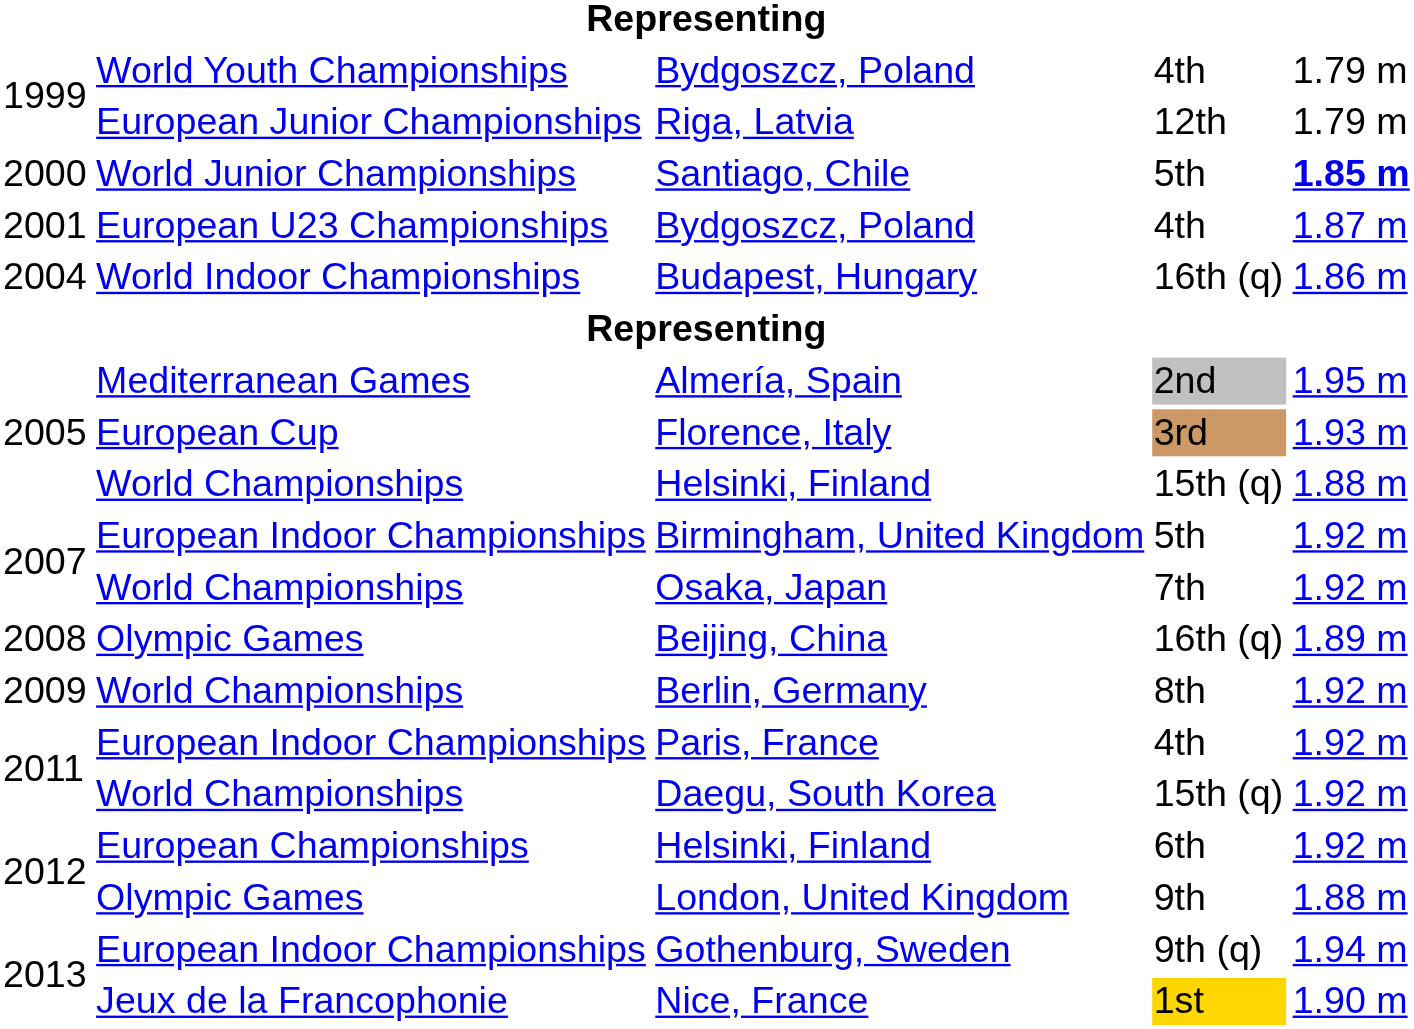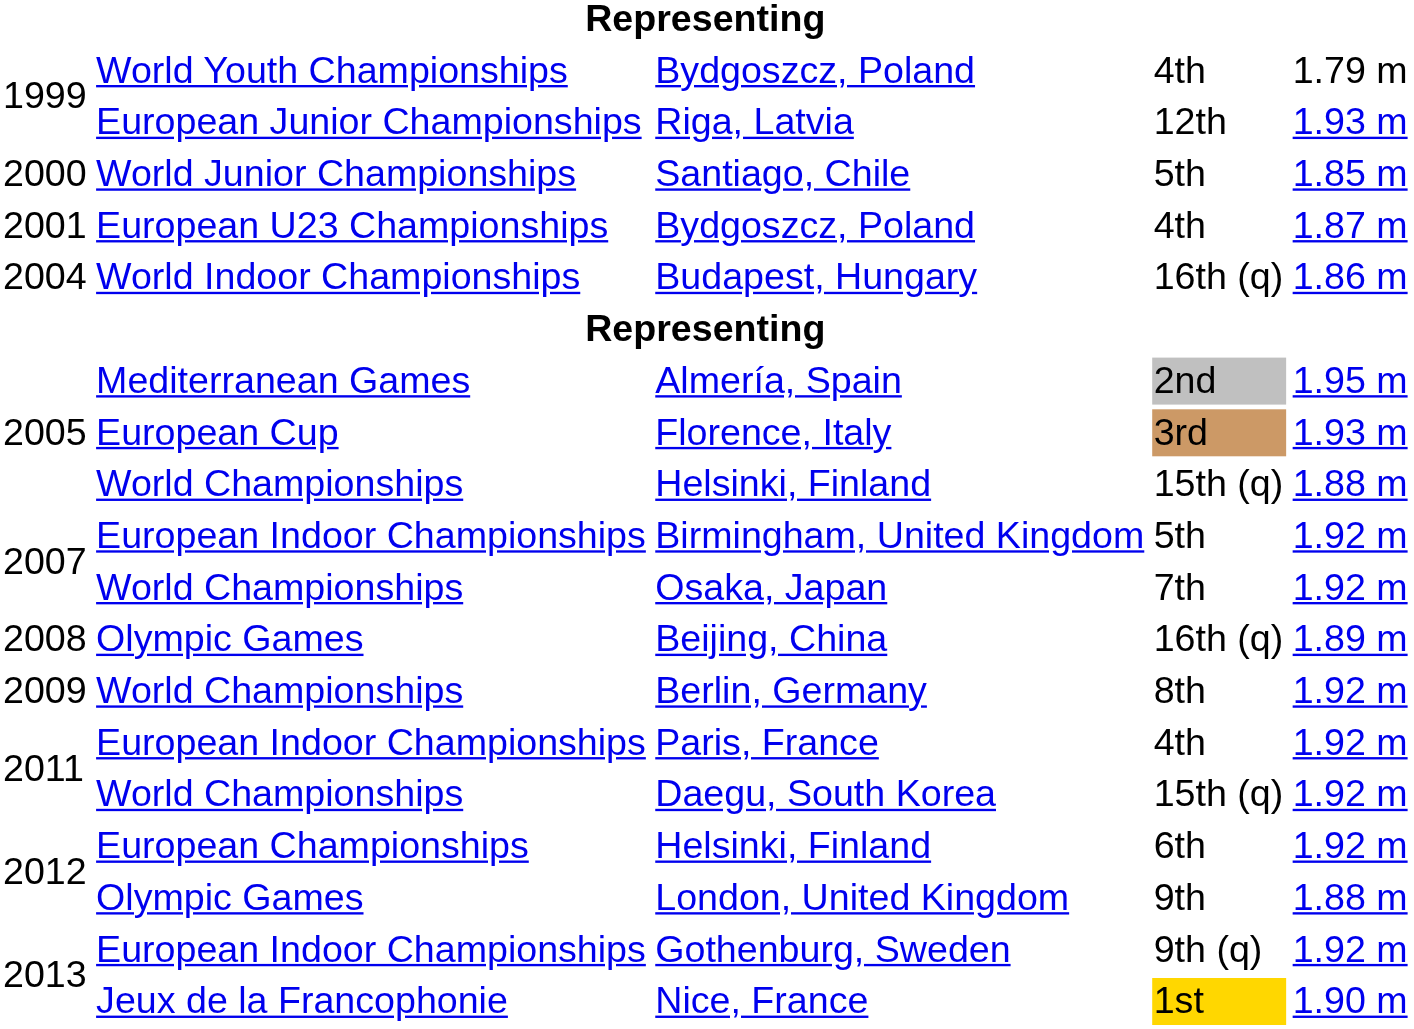(1350, 121) 1.79 m -> (1350, 121) 1.93 m
(1351, 173) bold -> (1350, 173) normal
(1350, 949) 1.94 m -> (1350, 949) 1.92 m
